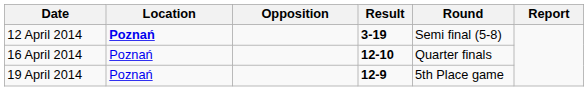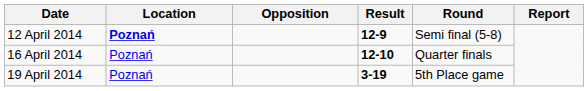(374, 34) 3-19 -> (374, 34) 12-9
(374, 75) 12-9 -> (374, 75) 3-19
